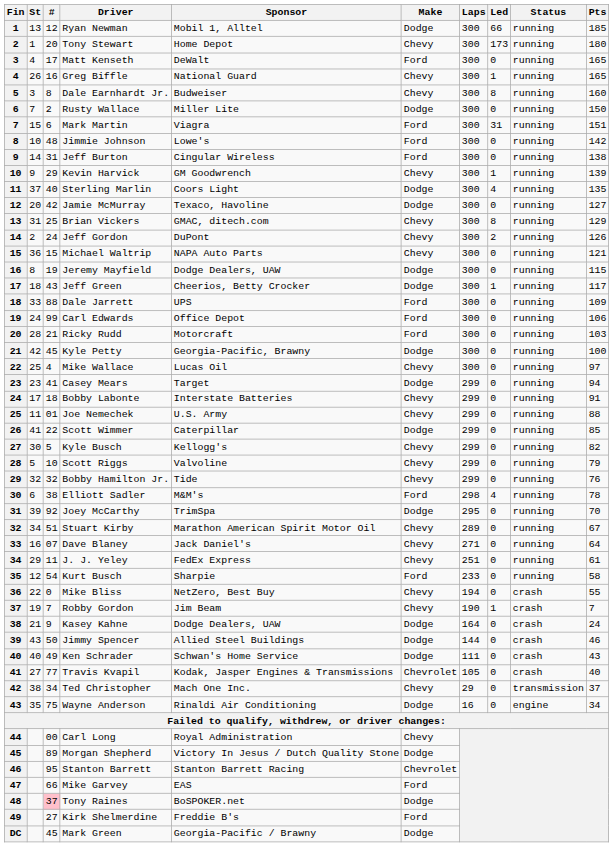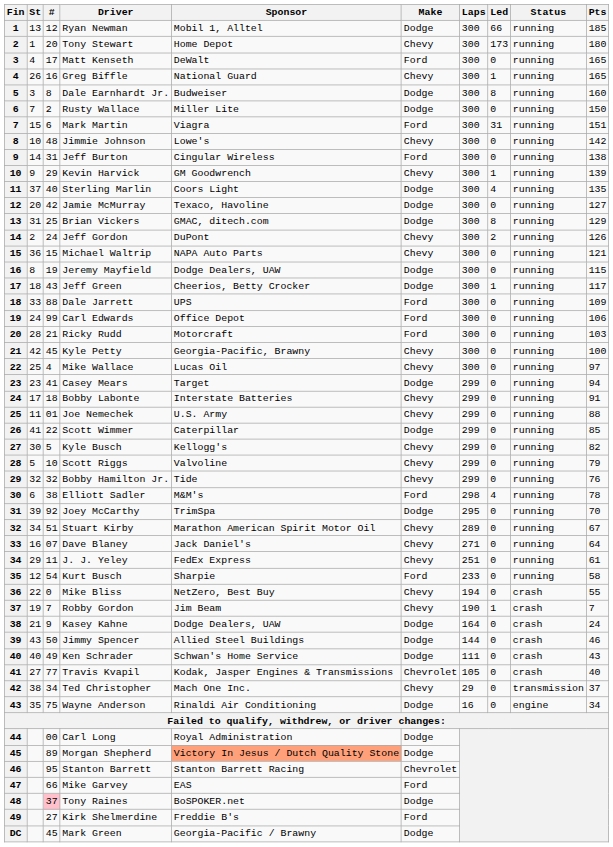(419, 93) Chevy -> (419, 93) Dodge
(416, 141) Ford -> (419, 141) Chevy
(419, 222) Chevy -> (419, 222) Dodge
(419, 351) Dodge -> (419, 351) Chevy
(419, 737) Chevy -> (419, 737) Dodge
(286, 753) no background -> (286, 753) lightsalmon background
